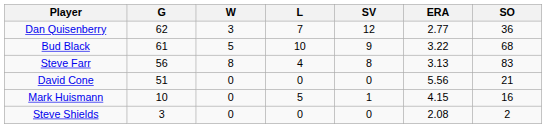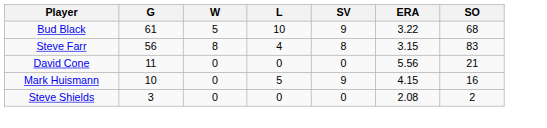- row: (66, 30)
(438, 64) 3.13 -> (408, 47) 3.15
(162, 81) 51 -> (151, 64) 11
(369, 98) 1 -> (344, 81) 9
